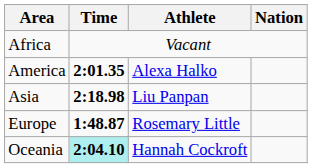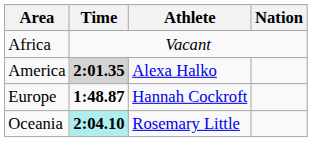(99, 70) no background -> (99, 70) lightgrey background
- row: (24, 96)
(186, 123) Rosemary Little -> (190, 96) Hannah Cockroft
(190, 149) Hannah Cockroft -> (186, 123) Rosemary Little
